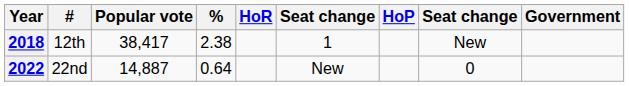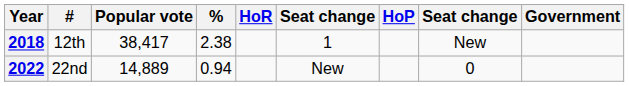(144, 68) 14,887 -> (144, 68) 14,889
(216, 68) 0.64 -> (216, 68) 0.94
